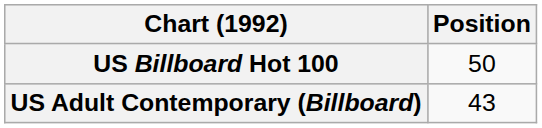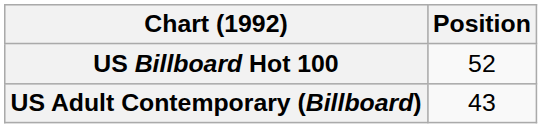(482, 63) 50 -> (482, 63) 52
